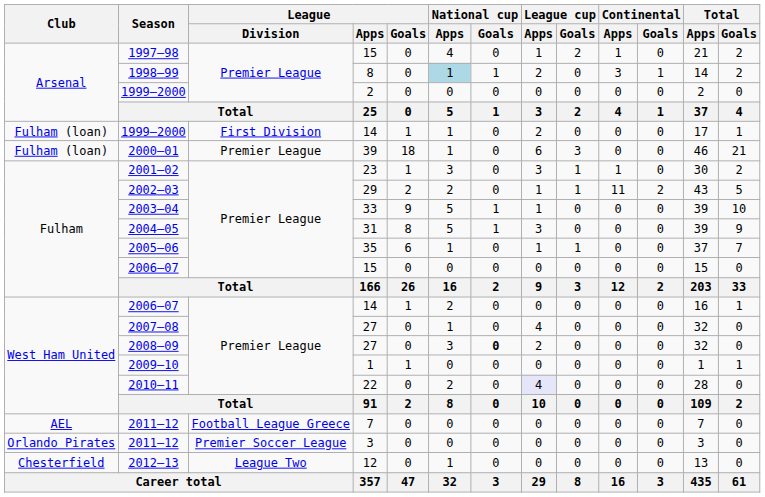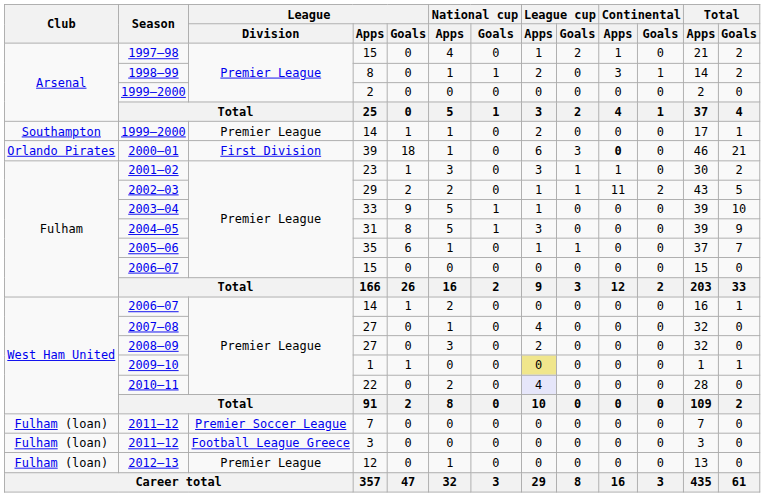(450, 73) lightblue background -> (450, 73) no background
(61, 131) Fulham (loan) -> (61, 131) Southampton
(271, 131) First Division -> (271, 131) Premier League
(61, 151) Fulham (loan) -> (61, 151) Orlando Pirates
(271, 151) Premier League -> (271, 151) First Division
(618, 151) normal -> (618, 151) bold
(496, 346) bold -> (496, 346) normal
(539, 365) no background -> (539, 365) khaki background
(61, 424) AEL -> (61, 424) Fulham (loan)
(271, 424) Football League Greece -> (271, 424) Premier Soccer League
(61, 443) Orlando Pirates -> (61, 443) Fulham (loan)
(271, 443) Premier Soccer League -> (271, 443) Football League Greece
(61, 463) Chesterfield -> (61, 463) Fulham (loan)
(271, 463) League Two -> (271, 463) Premier League
